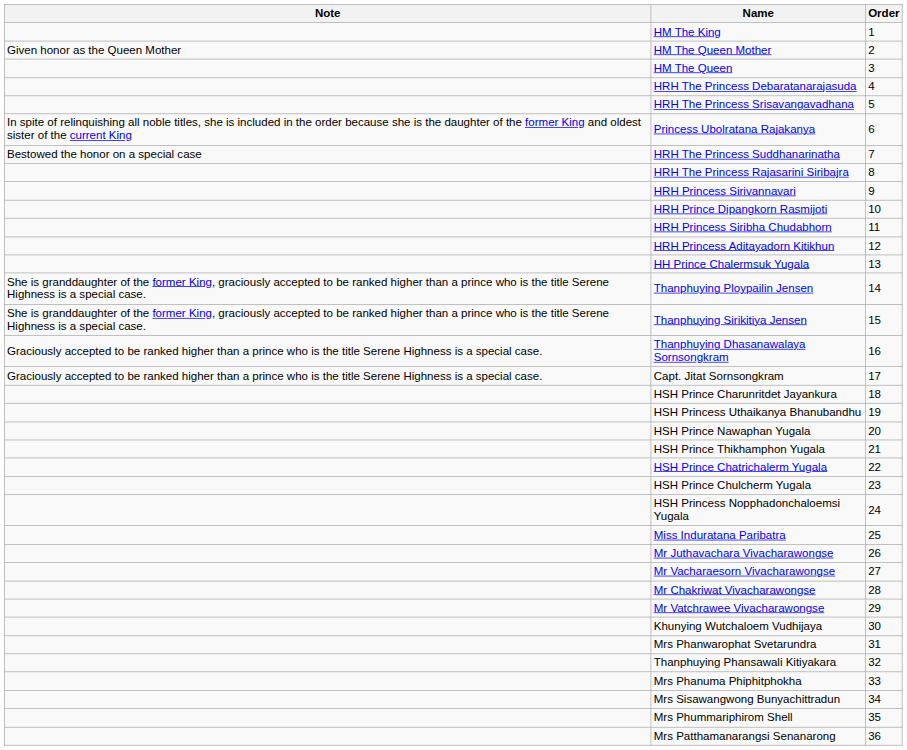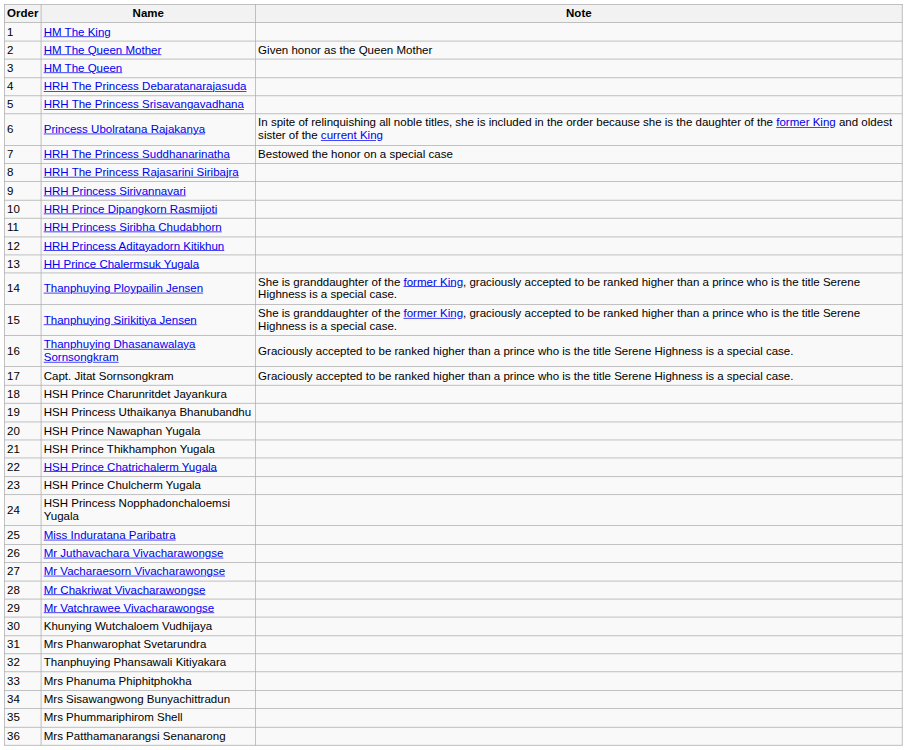columns swapped: (884, 13) <-> (328, 13)
